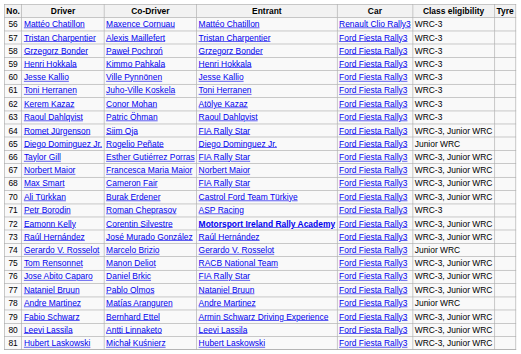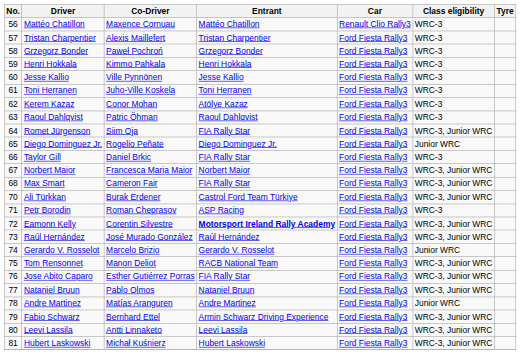(150, 157) Esther Gutiérrez Porras -> (129, 157) Daniel Brkic
(454, 157) WRC-3, Junior WRC -> (429, 157) WRC-3
(129, 276) Daniel Brkic -> (150, 276) Esther Gutiérrez Porras
